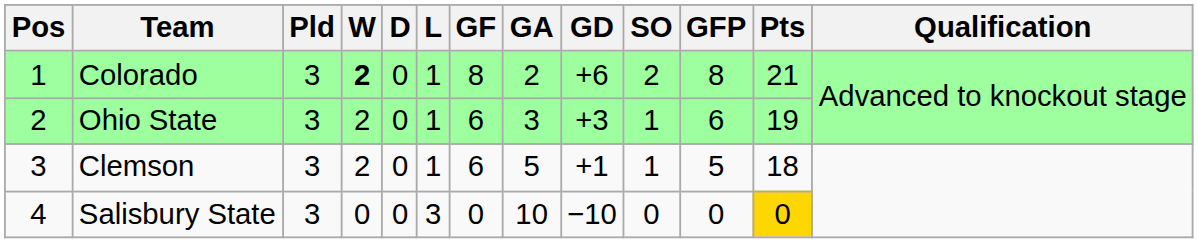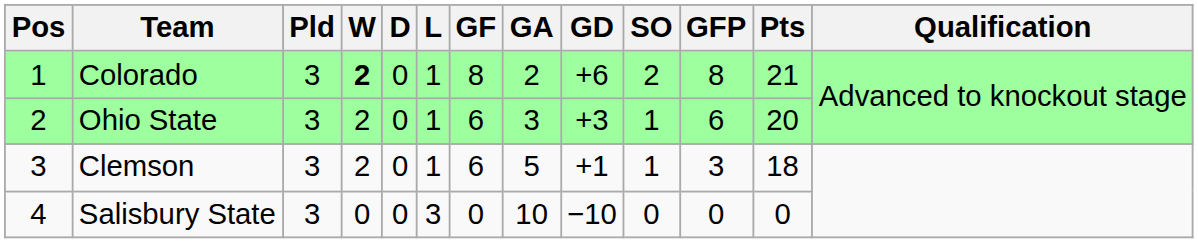(783, 120) 19 -> (783, 120) 20
(716, 167) 5 -> (716, 167) 3
(783, 213) gold background -> (783, 213) no background
